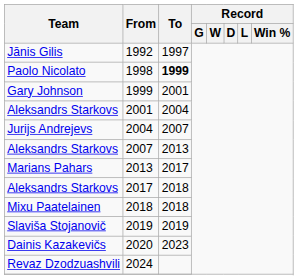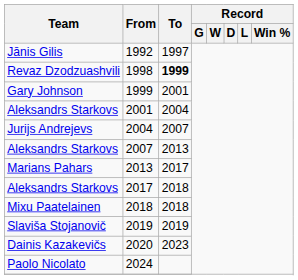(46, 71) Paolo Nicolato -> (64, 71) Revaz Dzodzuashvili
(64, 264) Revaz Dzodzuashvili -> (46, 264) Paolo Nicolato
